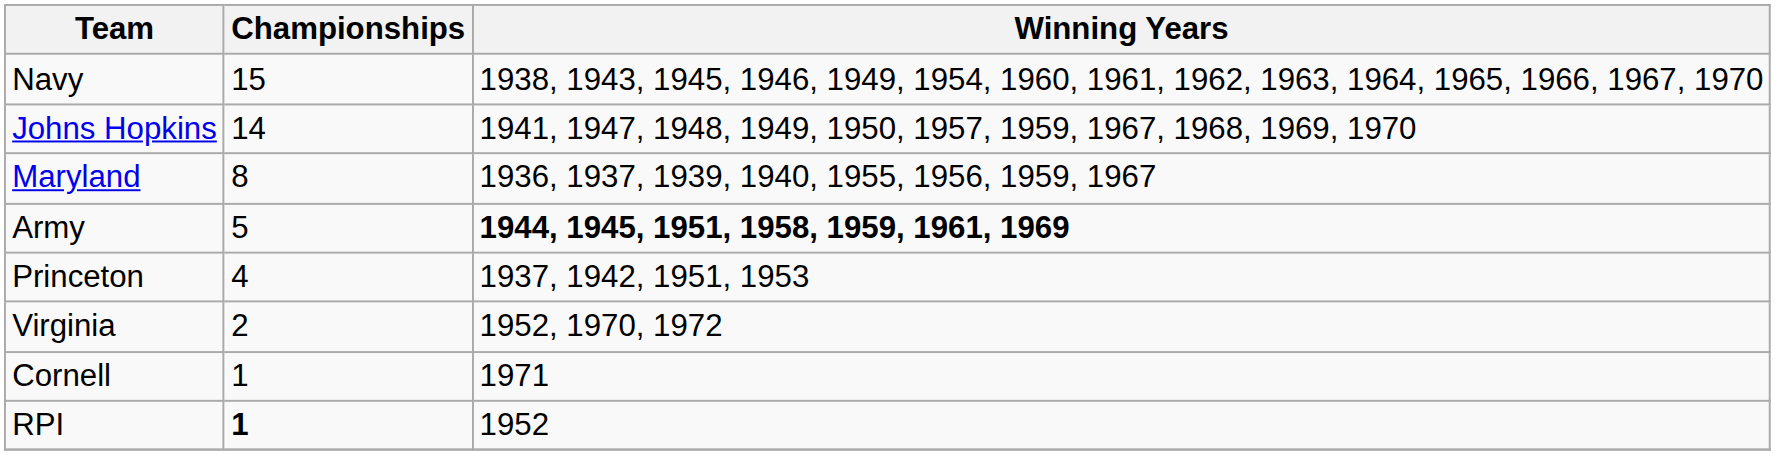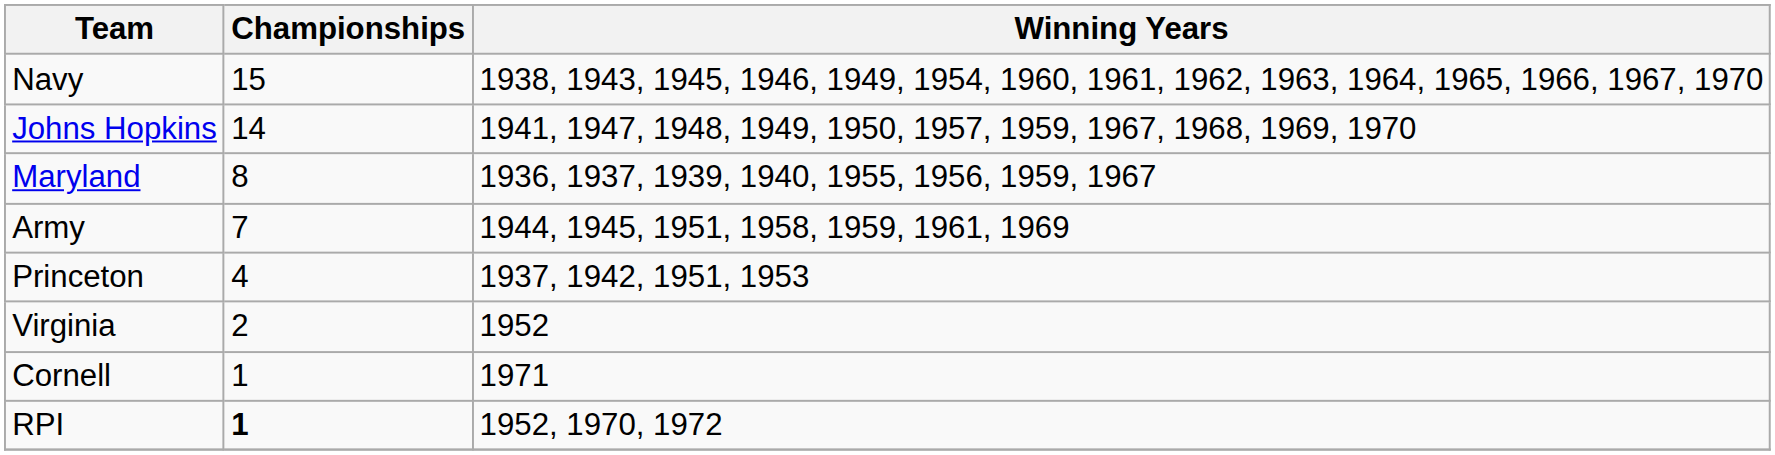(240, 227) 5 -> (240, 227) 7
(775, 227) bold -> (775, 227) normal
(601, 326) 1952, 1970, 1972 -> (514, 326) 1952
(514, 425) 1952 -> (601, 425) 1952, 1970, 1972
